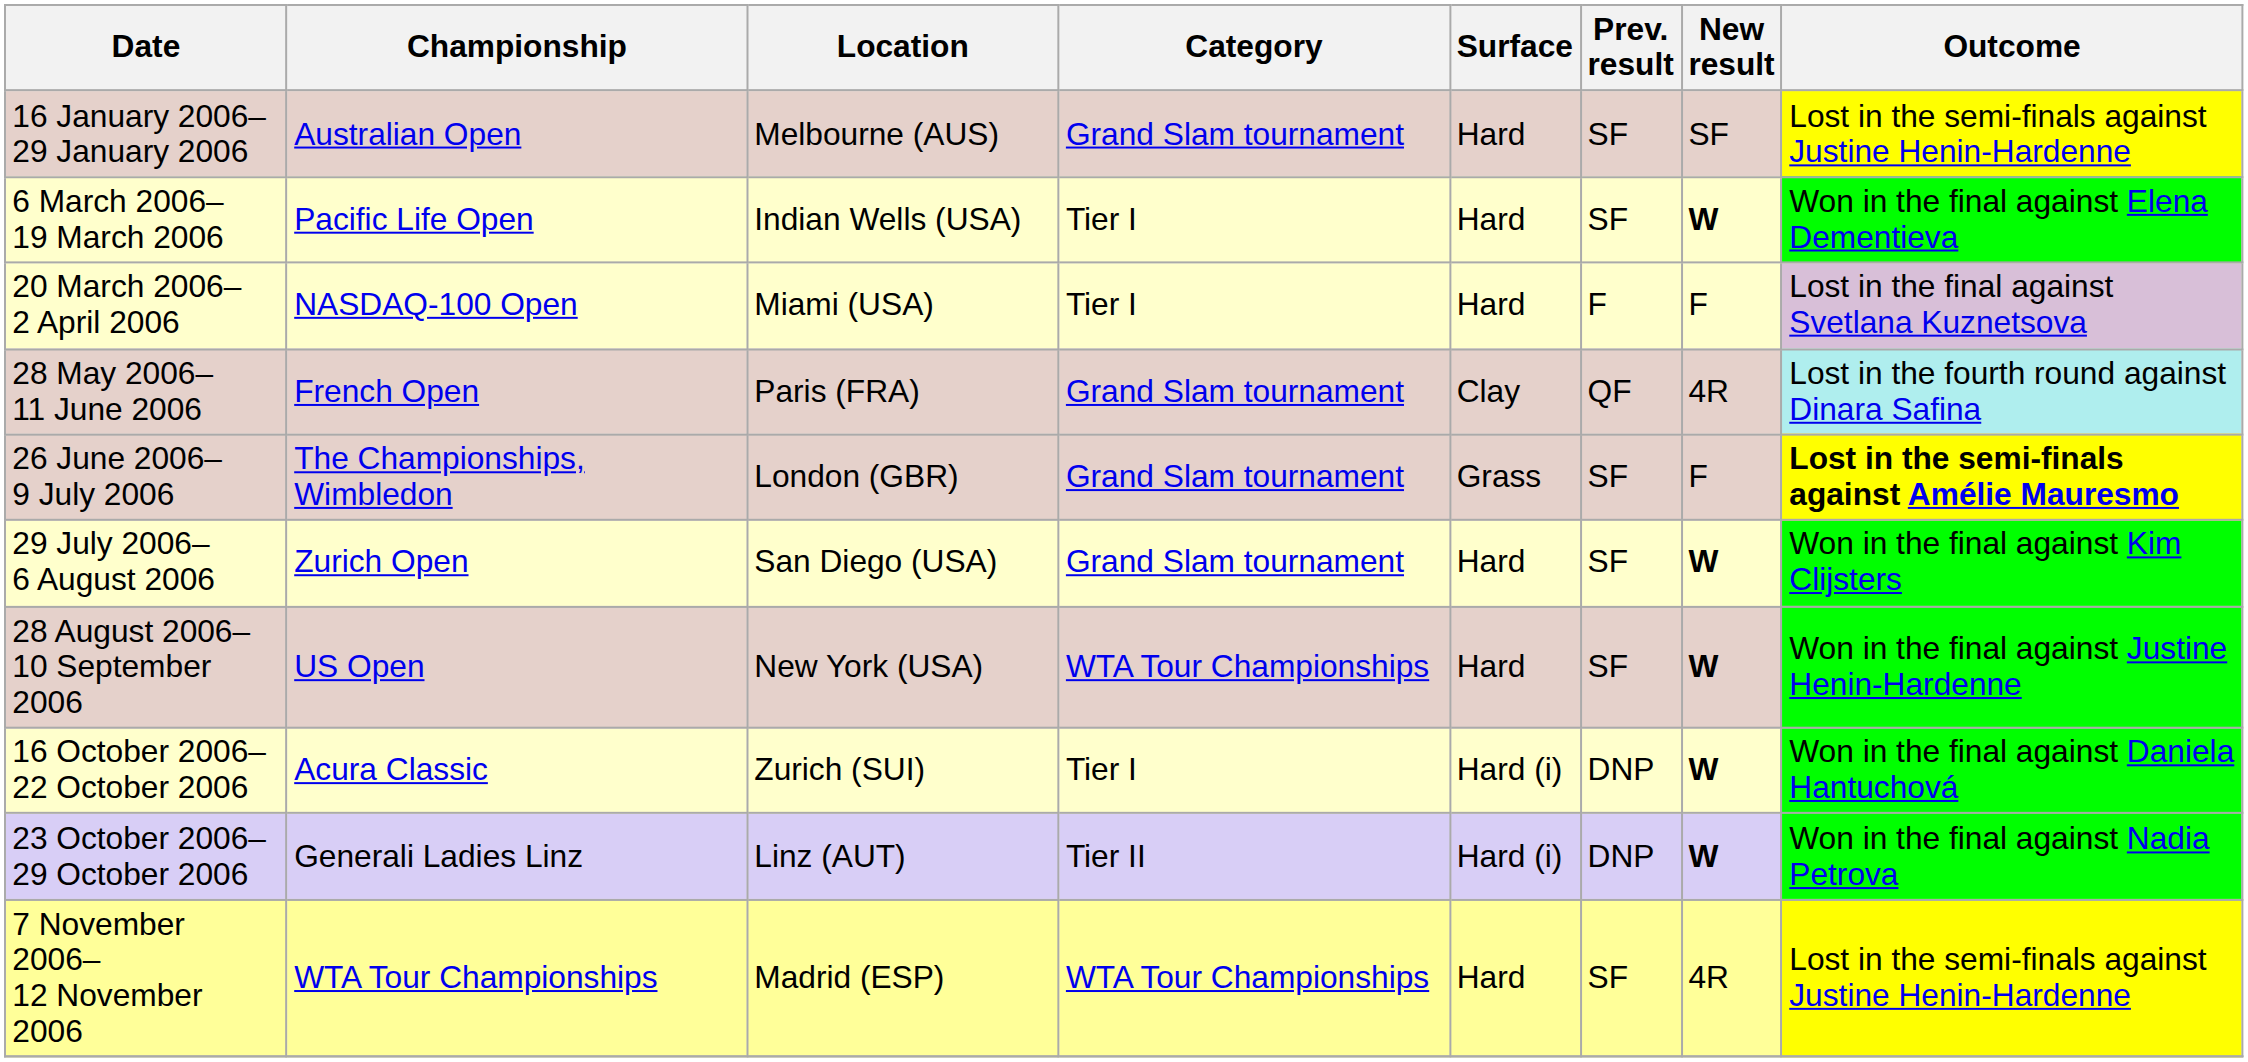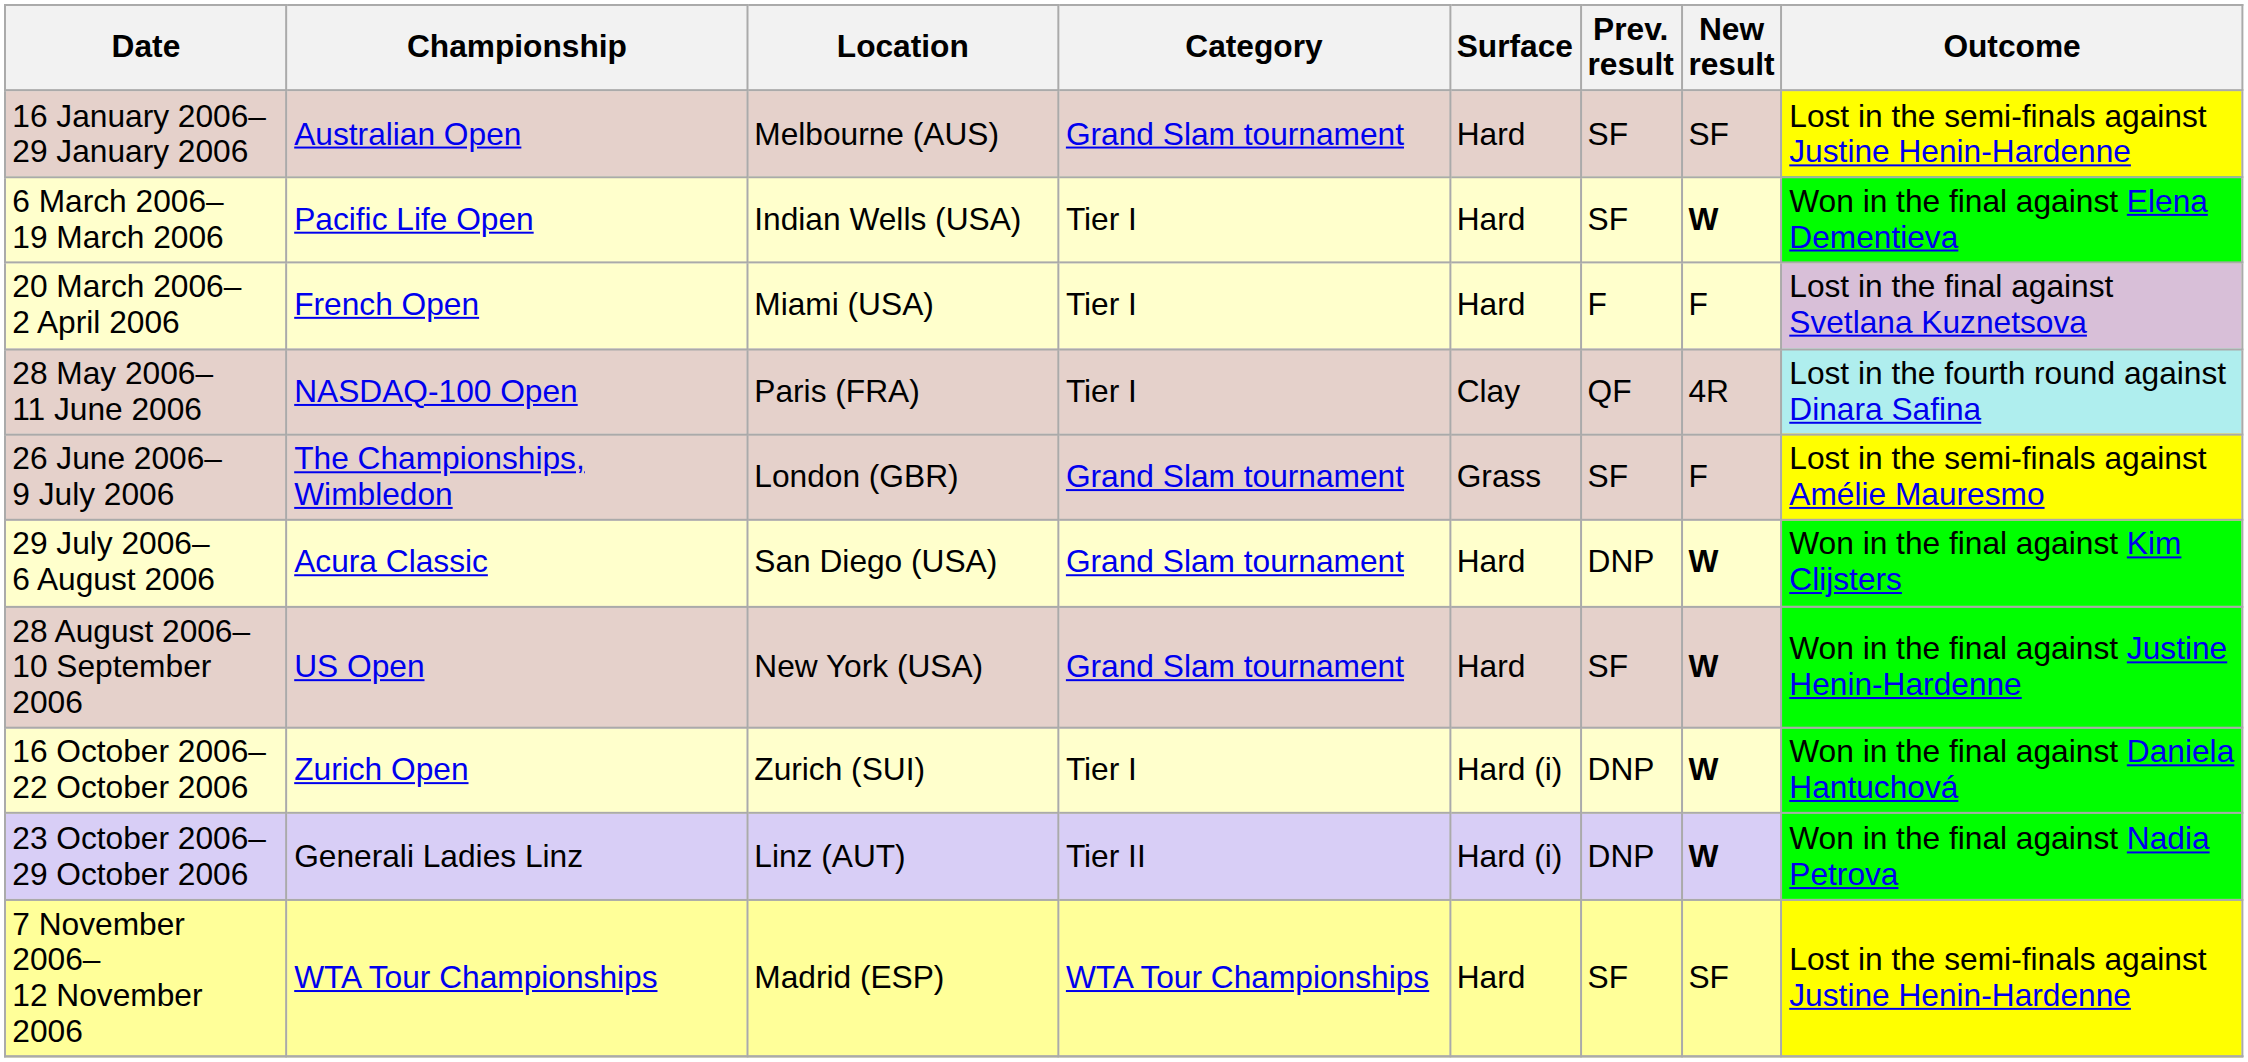(436, 305) NASDAQ-100 Open -> (387, 305) French Open
(387, 390) French Open -> (436, 390) NASDAQ-100 Open
(1235, 390) Grand Slam tournament -> (1101, 390) Tier I
(1984, 476) bold -> (1998, 476) normal
(381, 562) Zurich Open -> (391, 562) Acura Classic
(1608, 562) SF -> (1621, 562) DNP
(1248, 666) WTA Tour Championships -> (1235, 666) Grand Slam tournament
(391, 770) Acura Classic -> (381, 770) Zurich Open
(1709, 977) 4R -> (1709, 977) SF
